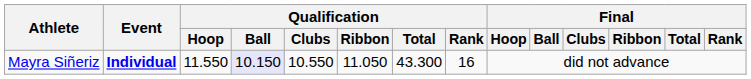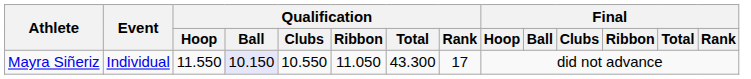(141, 63) bold -> (138, 63) normal
(466, 63) 16 -> (460, 63) 17
